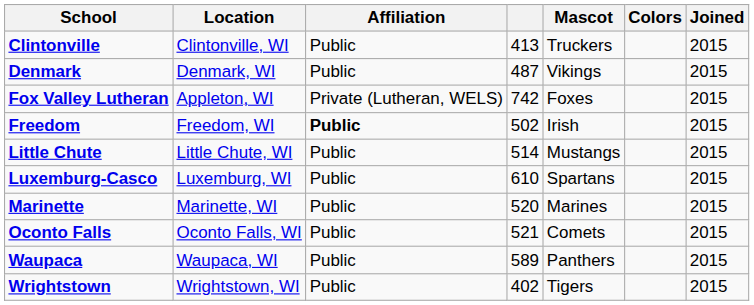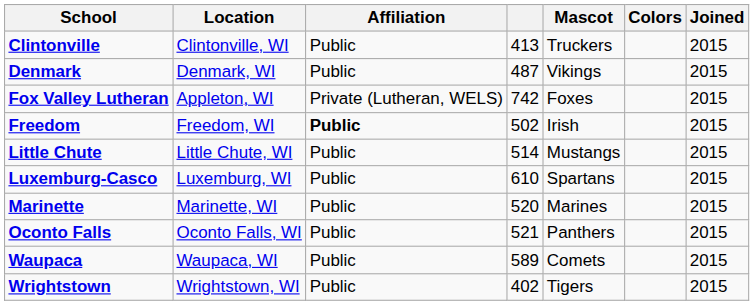(576, 233) Comets -> (581, 233) Panthers
(581, 260) Panthers -> (576, 260) Comets
